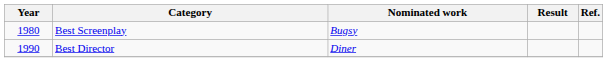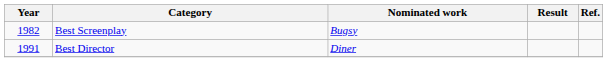(28, 30) 1980 -> (28, 30) 1982
(28, 48) 1990 -> (28, 48) 1991
